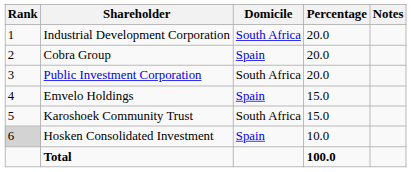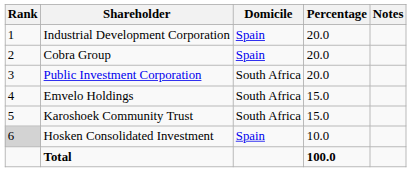(268, 34) South Africa -> (250, 34) Spain
(250, 95) Spain -> (268, 95) South Africa
